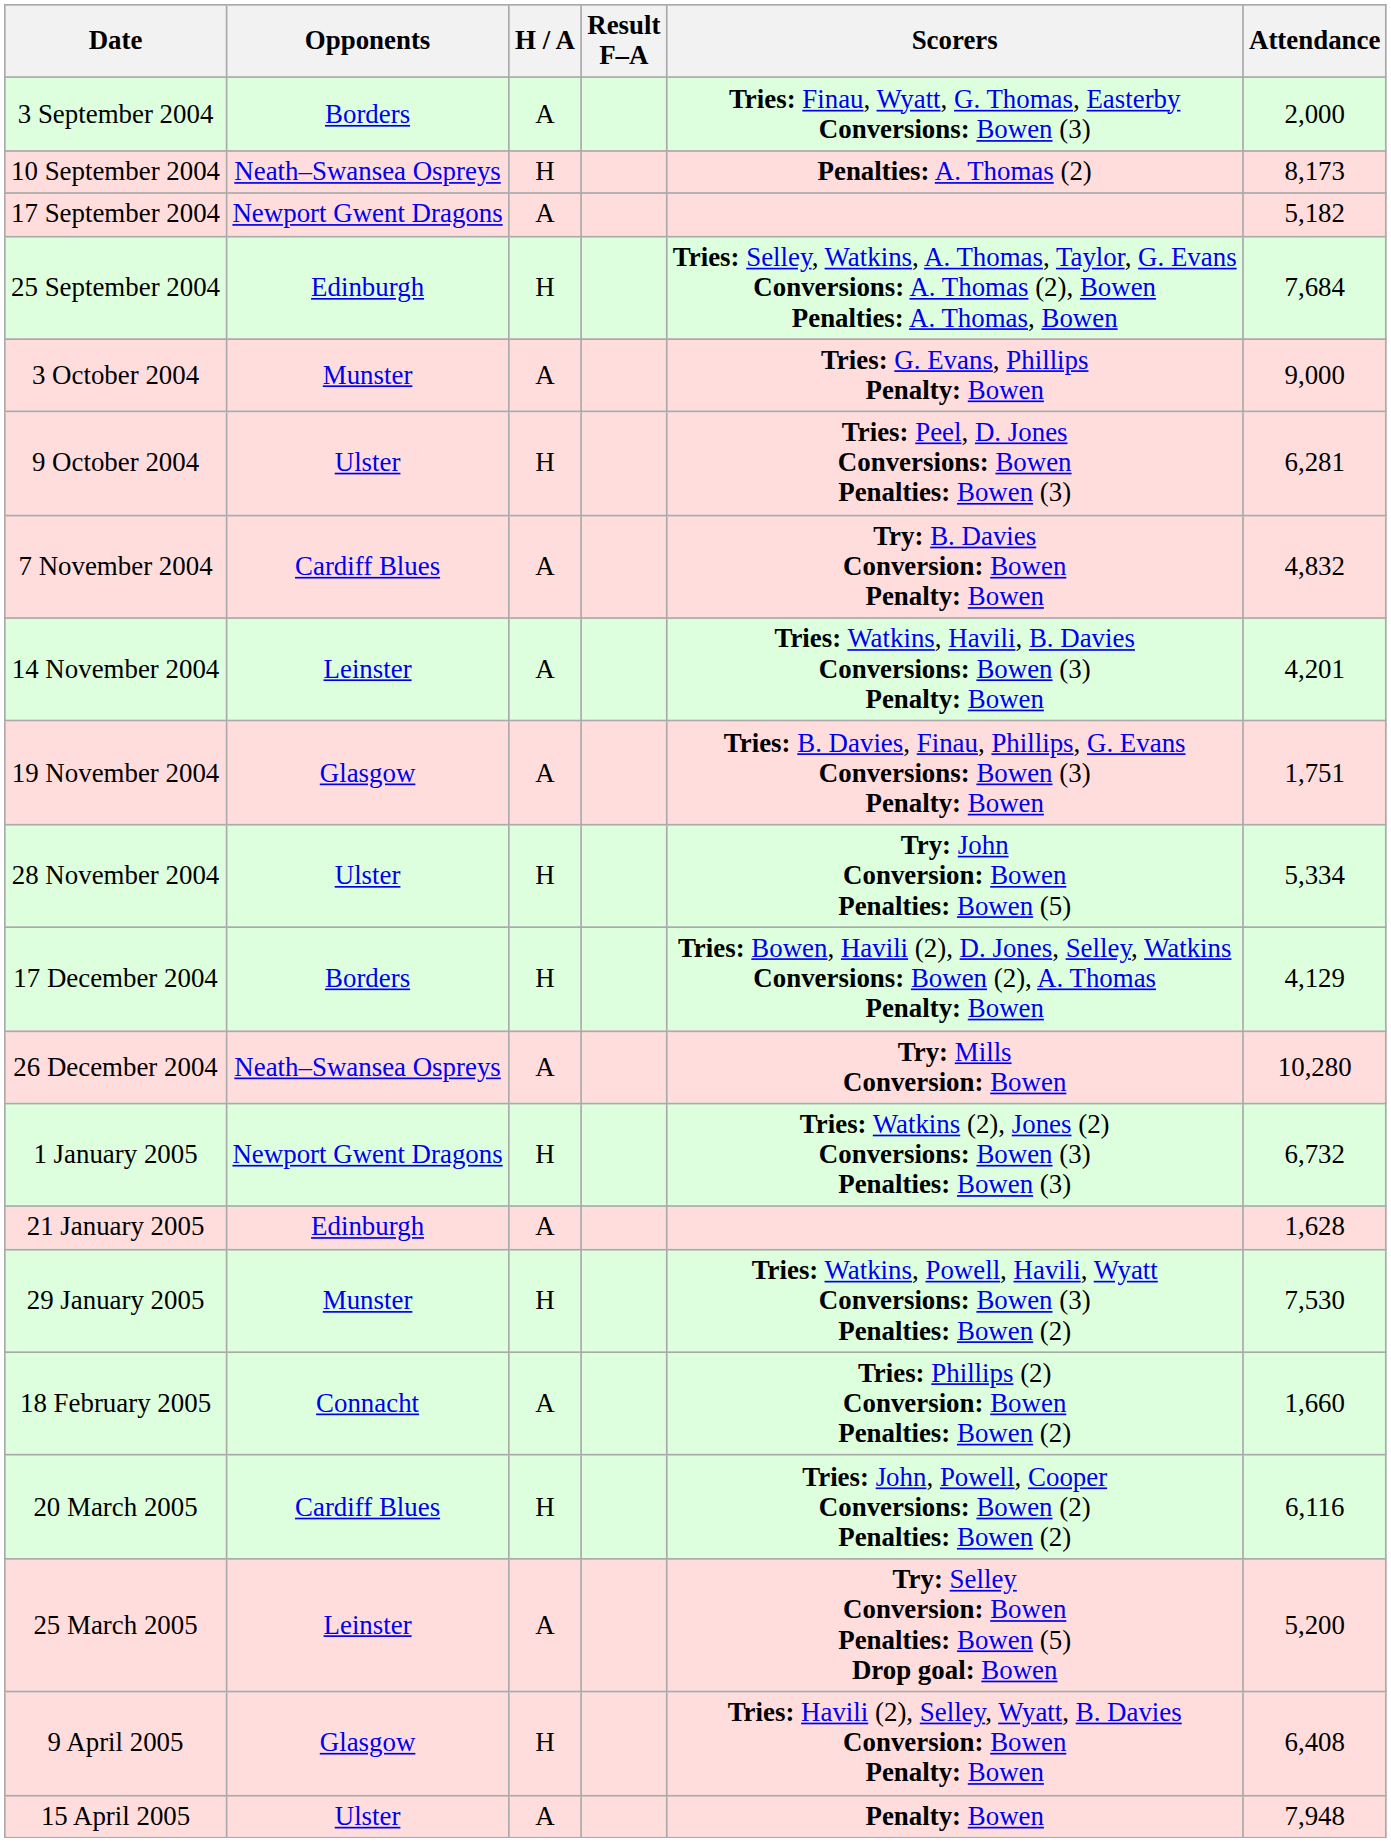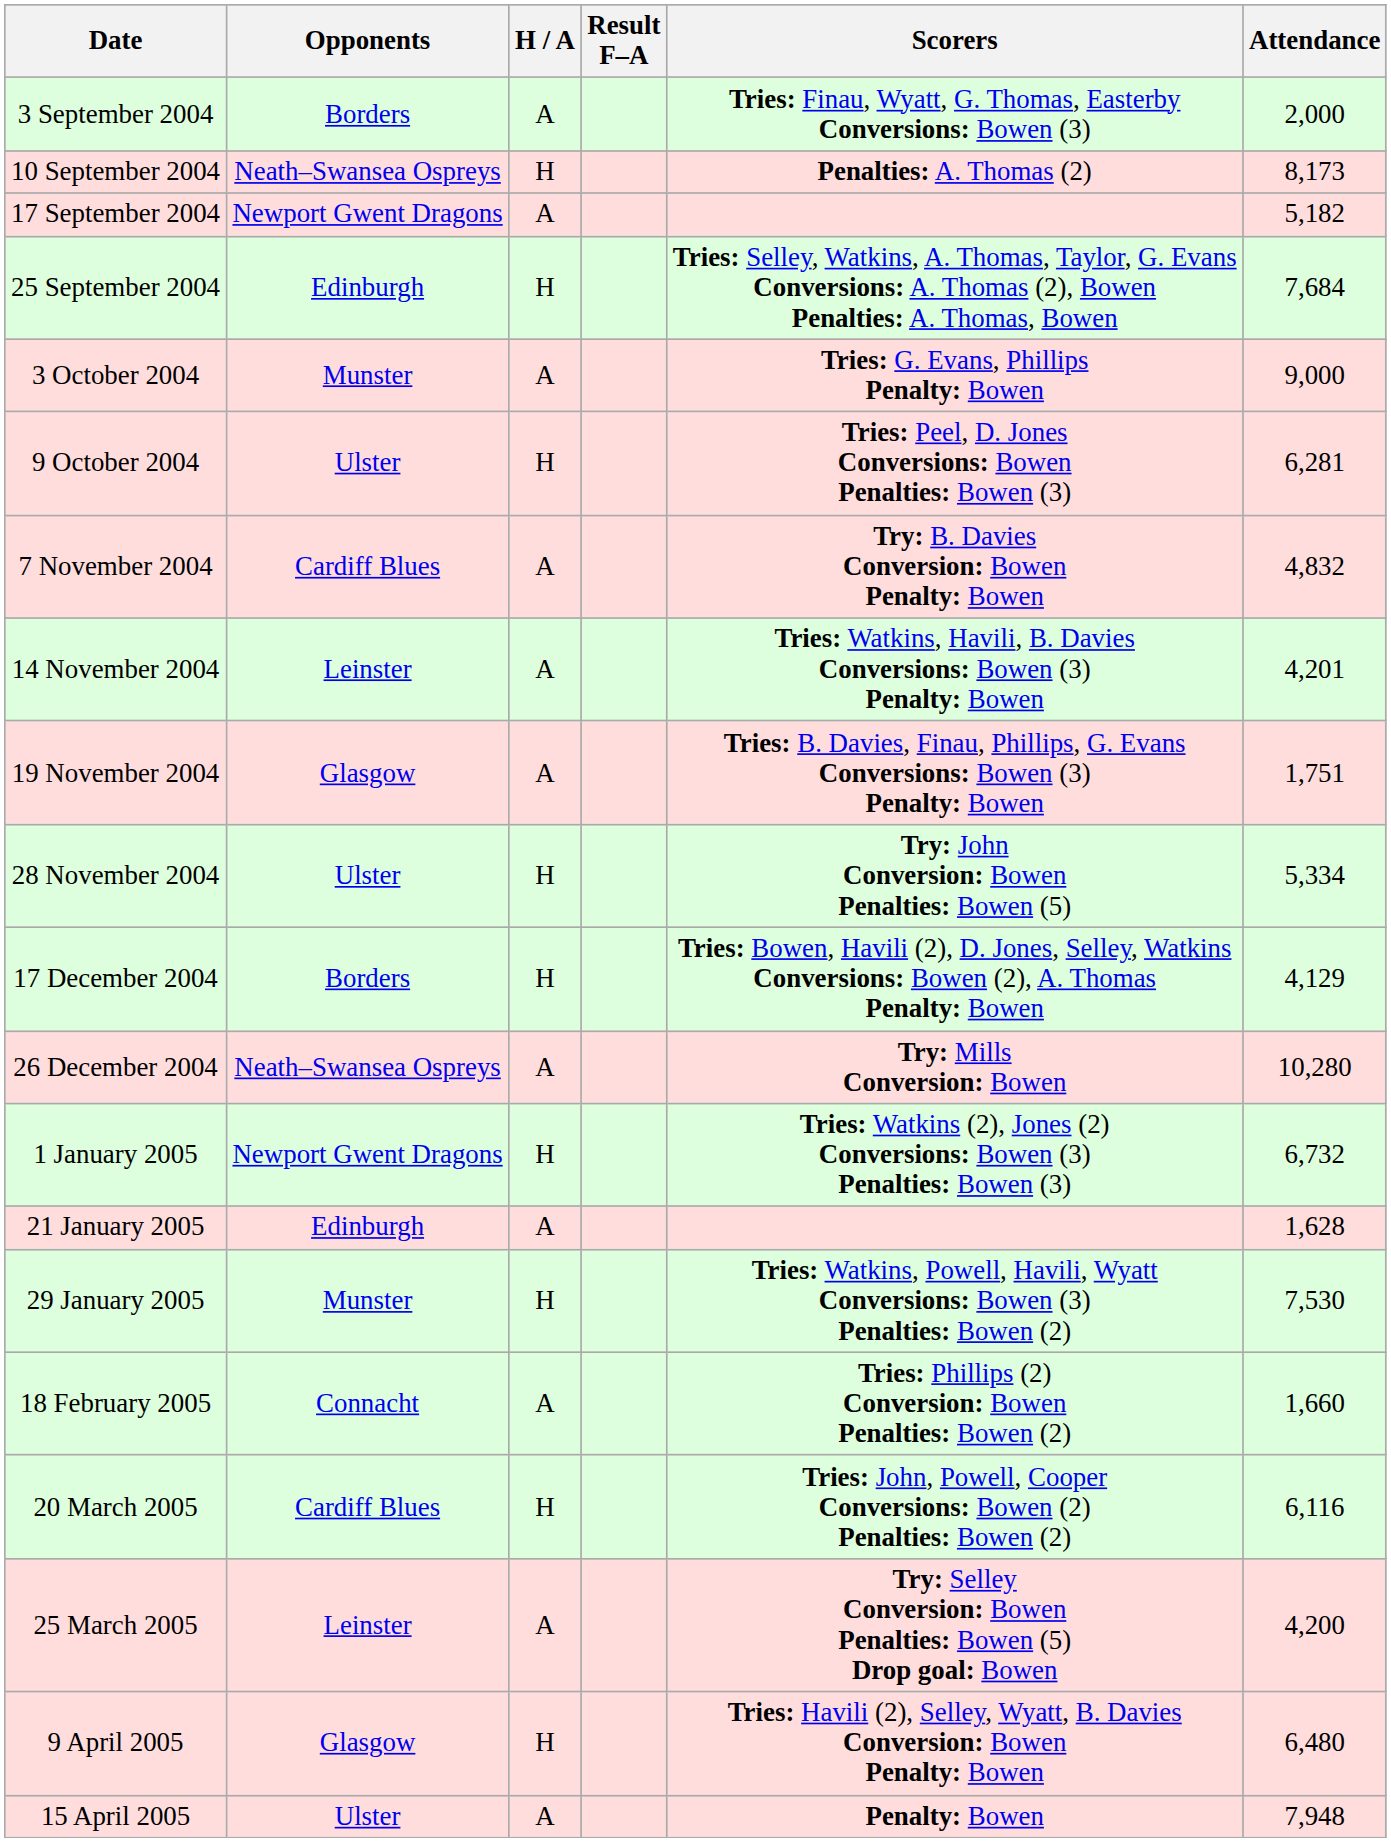(1315, 1624) 5,200 -> (1315, 1624) 4,200
(1315, 1742) 6,408 -> (1315, 1742) 6,480
